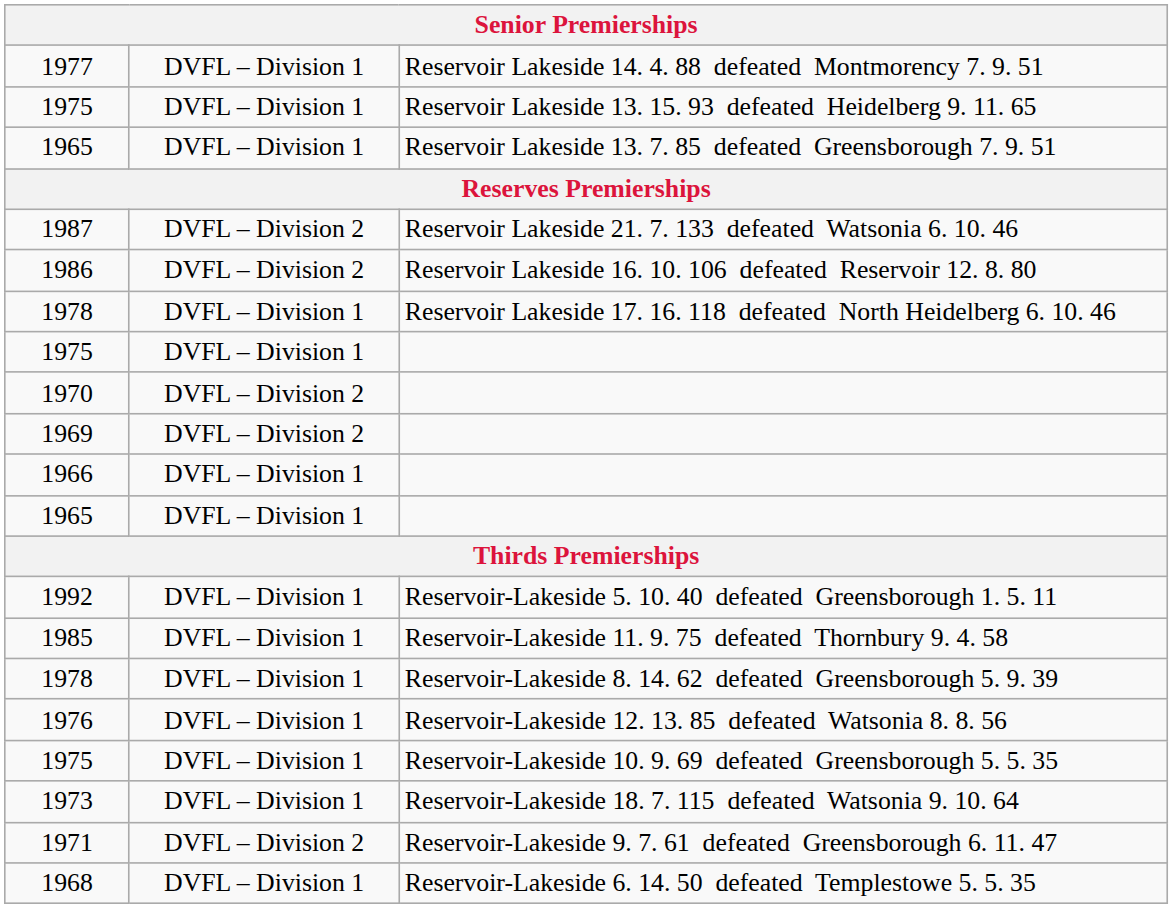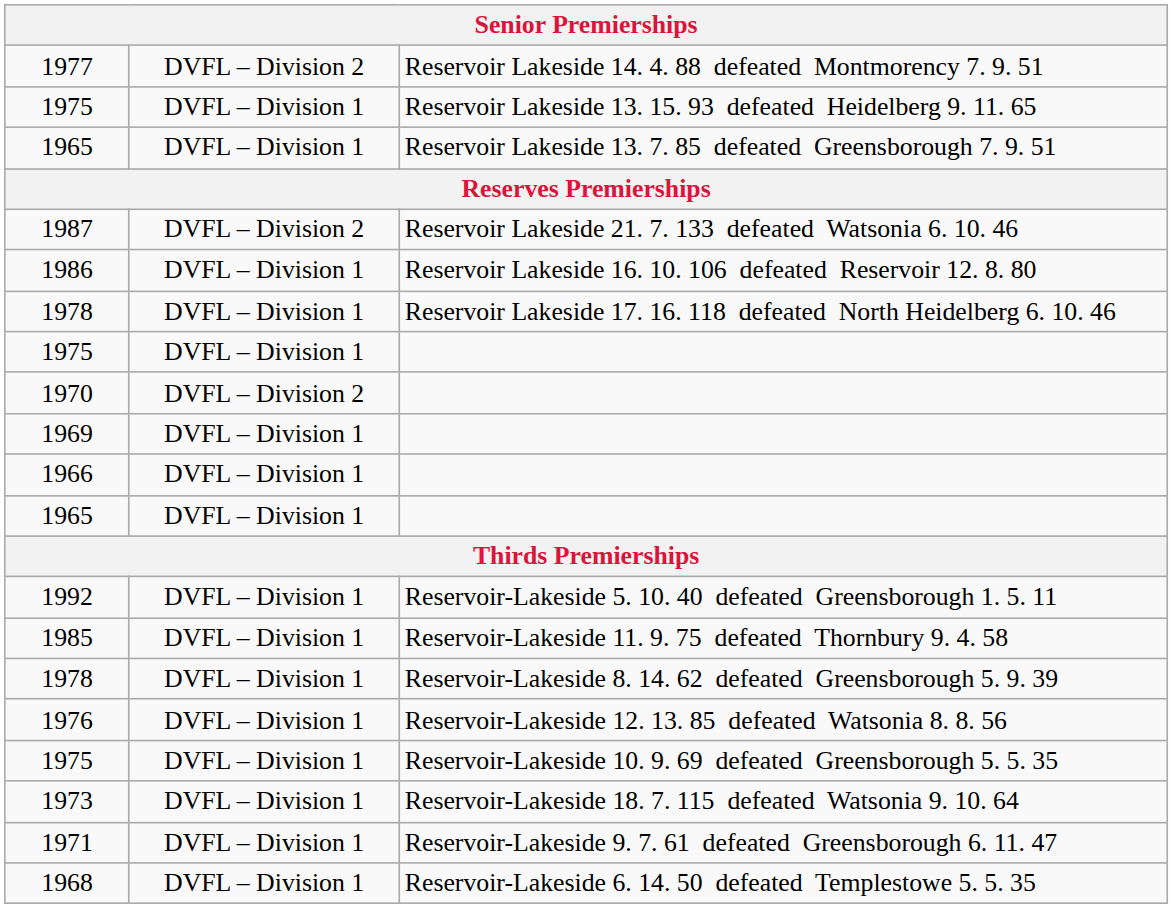(264, 65) DVFL – Division 1 -> (264, 65) DVFL – Division 2
(264, 270) DVFL – Division 2 -> (264, 270) DVFL – Division 1
(264, 433) DVFL – Division 2 -> (264, 433) DVFL – Division 1
(264, 842) DVFL – Division 2 -> (264, 842) DVFL – Division 1
